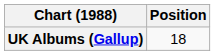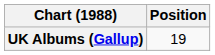(178, 38) 18 -> (178, 38) 19
